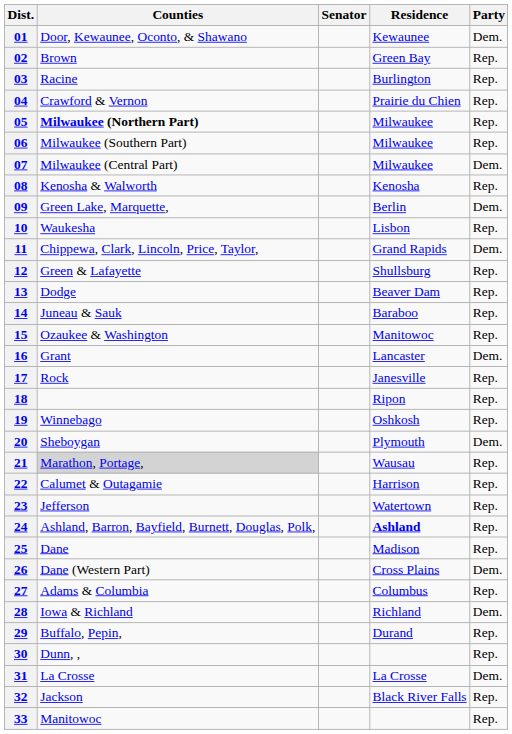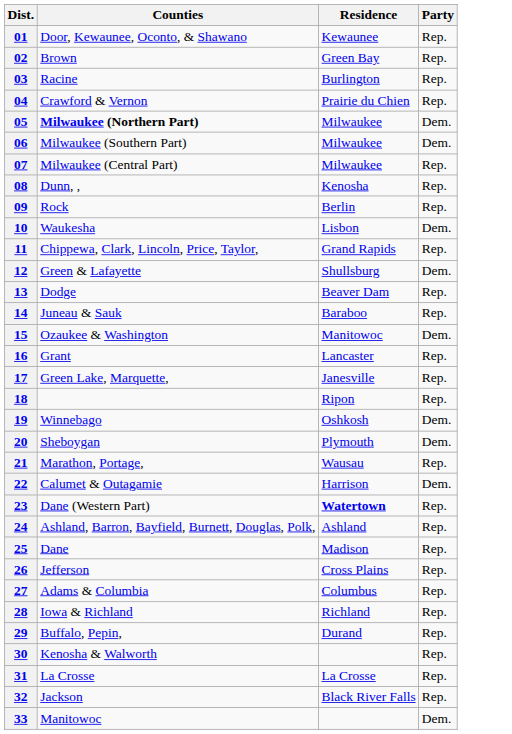- column: (344, 15)
(488, 36) Dem. -> (434, 36) Rep.
(485, 121) Rep. -> (437, 121) Dem.
(485, 143) Rep. -> (437, 143) Dem.
(488, 164) Dem. -> (434, 164) Rep.
(99, 185) Kenosha & Walworth -> (60, 185) Dunn, ,
(104, 206) Green Lake, Marquette, -> (54, 206) Rock
(488, 206) Dem. -> (434, 206) Rep.
(485, 228) Rep. -> (437, 228) Dem.
(488, 249) Dem. -> (434, 249) Rep.
(485, 270) Rep. -> (437, 270) Dem.
(485, 334) Rep. -> (437, 334) Dem.
(488, 356) Dem. -> (434, 356) Rep.
(54, 377) Rock -> (104, 377) Green Lake, Marquette,
(485, 420) Rep. -> (437, 420) Dem.
(92, 462) lightgrey background -> (92, 462) no background
(485, 484) Rep. -> (437, 484) Dem.
(65, 505) Jefferson -> (95, 505) Dane (Western Part)
(402, 505) normal -> (354, 505) bold
(396, 526) bold -> (344, 526) normal
(95, 569) Dane (Western Part) -> (65, 569) Jefferson
(488, 569) Dem. -> (434, 569) Rep.
(488, 611) Dem. -> (434, 611) Rep.
(60, 654) Dunn, , -> (99, 654) Kenosha & Walworth
(488, 675) Dem. -> (434, 675) Rep.
(485, 718) Rep. -> (437, 718) Dem.
